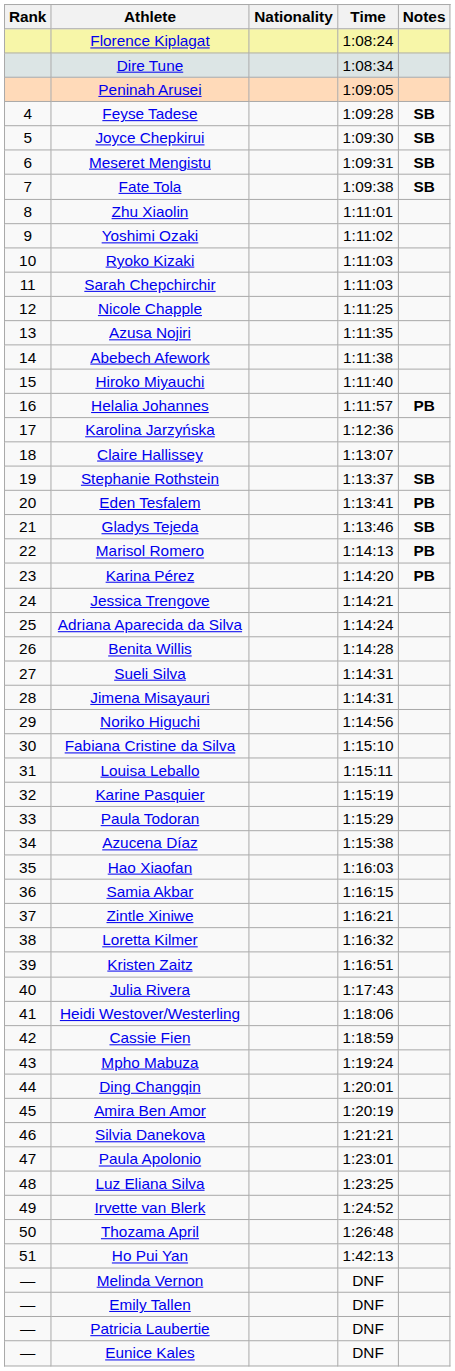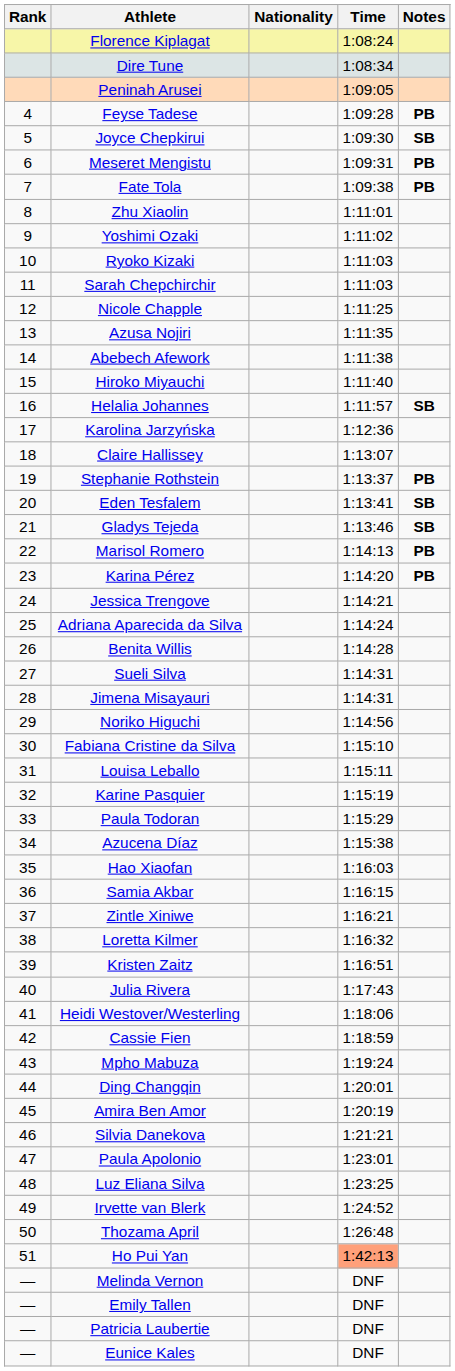(424, 114) SB -> (424, 114) PB
(424, 163) SB -> (424, 163) PB
(424, 187) SB -> (424, 187) PB
(424, 406) PB -> (424, 406) SB
(424, 479) SB -> (424, 479) PB
(424, 503) PB -> (424, 503) SB
(368, 1256) no background -> (368, 1256) lightsalmon background
